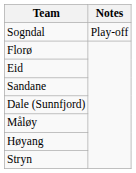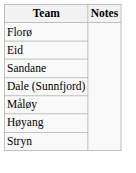- row: (26, 31)
